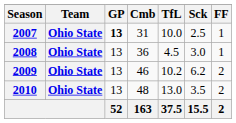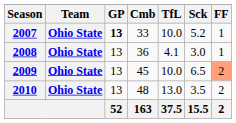(143, 33) 31 -> (143, 33) 33
(198, 33) 2.5 -> (198, 33) 5.2
(171, 52) 4.5 -> (171, 52) 4.1
(143, 71) 46 -> (143, 71) 45
(171, 71) 10.2 -> (171, 71) 10.0
(198, 71) 6.2 -> (198, 71) 6.5
(221, 71) no background -> (221, 71) lightsalmon background
